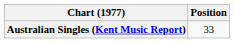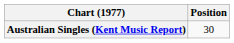(209, 29) 33 -> (209, 29) 30
